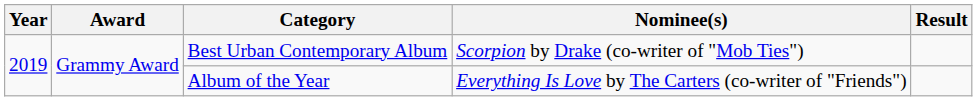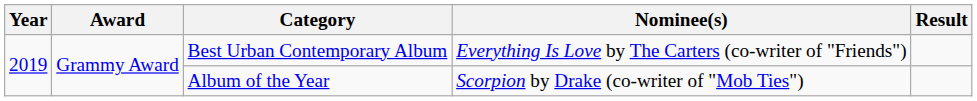(630, 50) Scorpion by Drake (co-writer of "Mob Ties") -> (681, 50) Everything Is Love by The Carters (co-writer of "Friends")
(681, 80) Everything Is Love by The Carters (co-writer of "Friends") -> (630, 80) Scorpion by Drake (co-writer of "Mob Ties")
